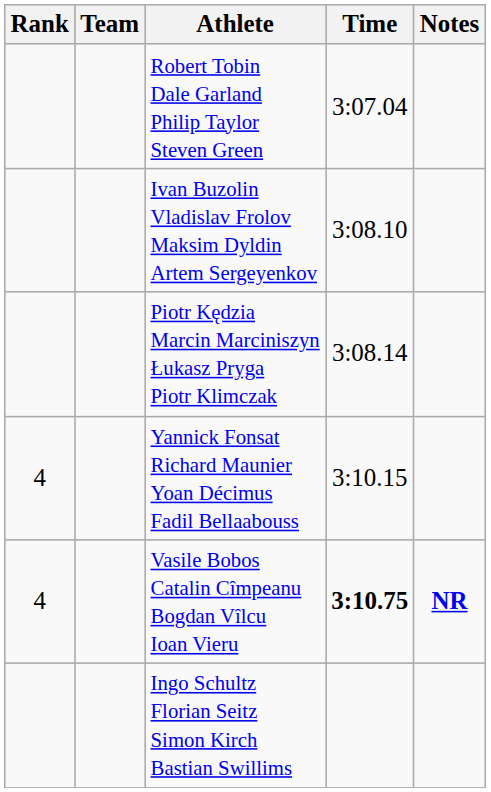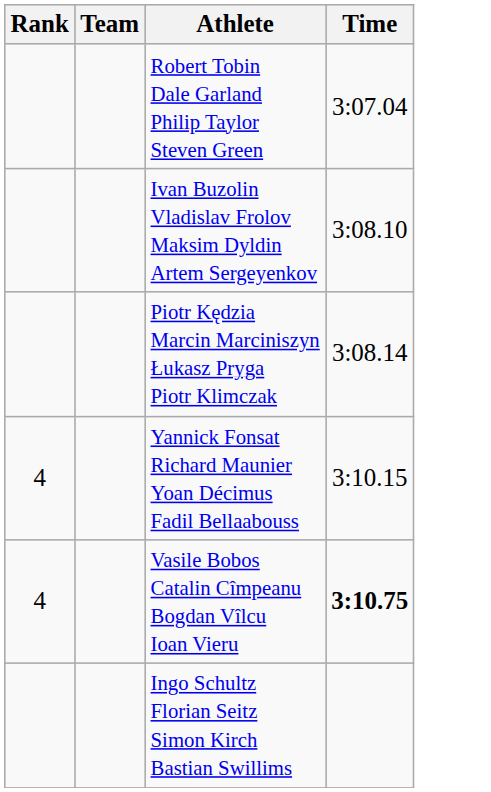- column: (450, 24)
